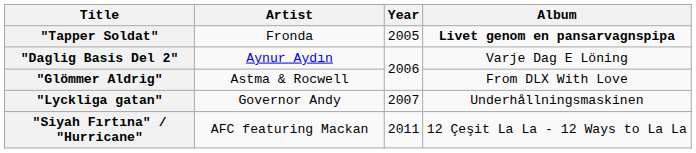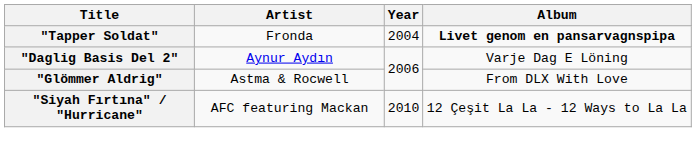(404, 37) 2005 -> (404, 37) 2004
- row: (100, 101)
(404, 130) 2011 -> (404, 108) 2010
